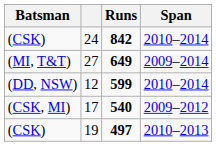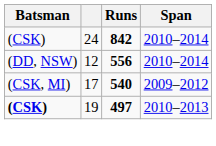- row: (91, 61)
(121, 84) 599 -> (121, 61) 556
(27, 130) normal -> (27, 107) bold
